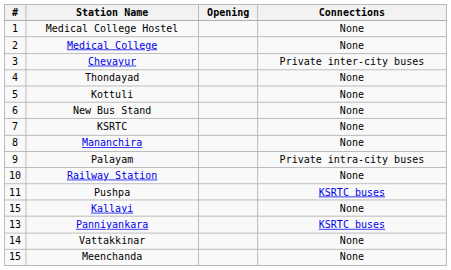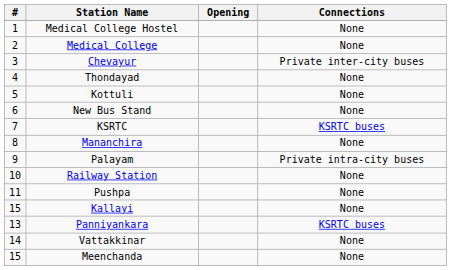(352, 127) None -> (352, 127) KSRTC buses
(352, 192) KSRTC buses -> (352, 192) None
